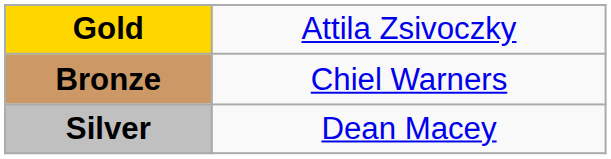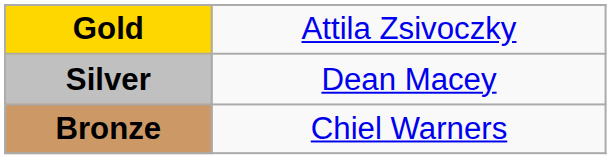rows swapped: (108, 128) <-> (108, 78)
